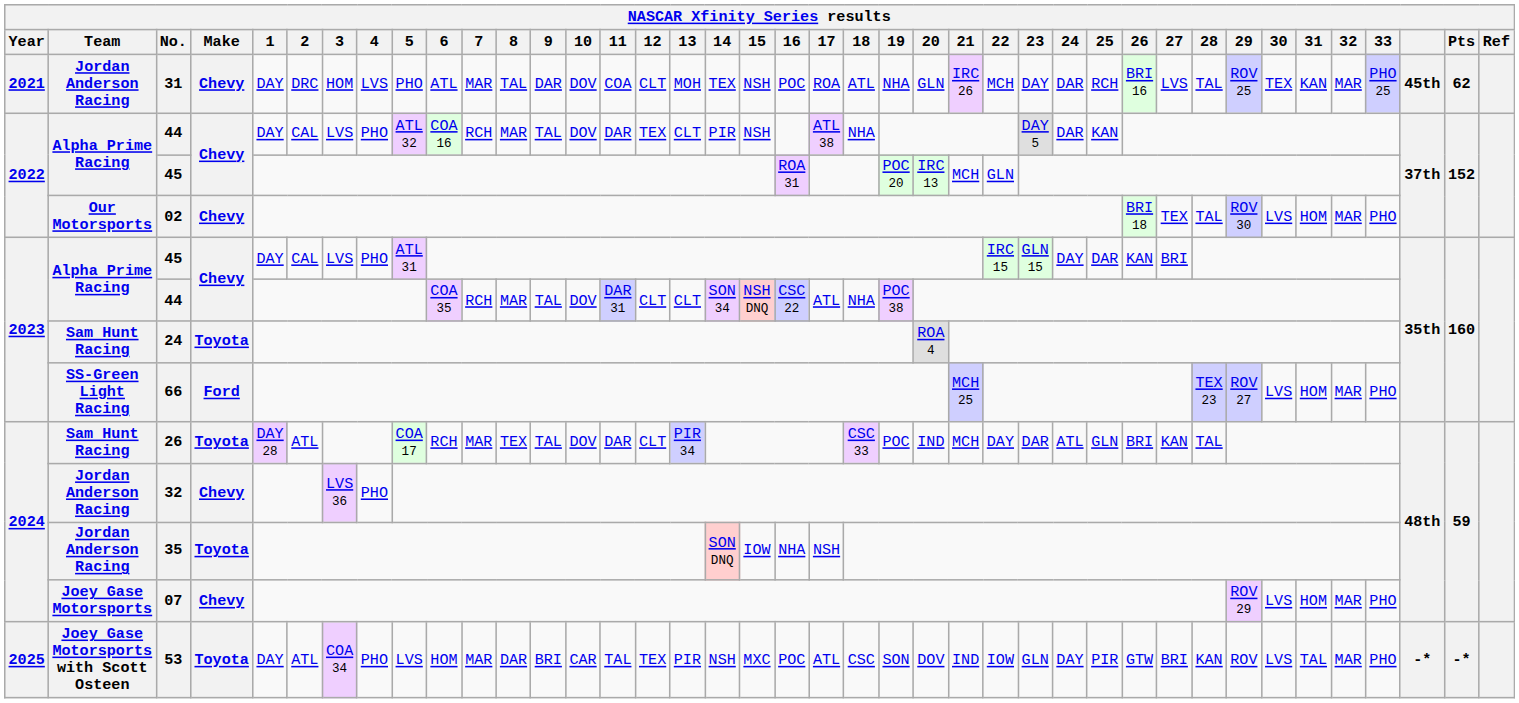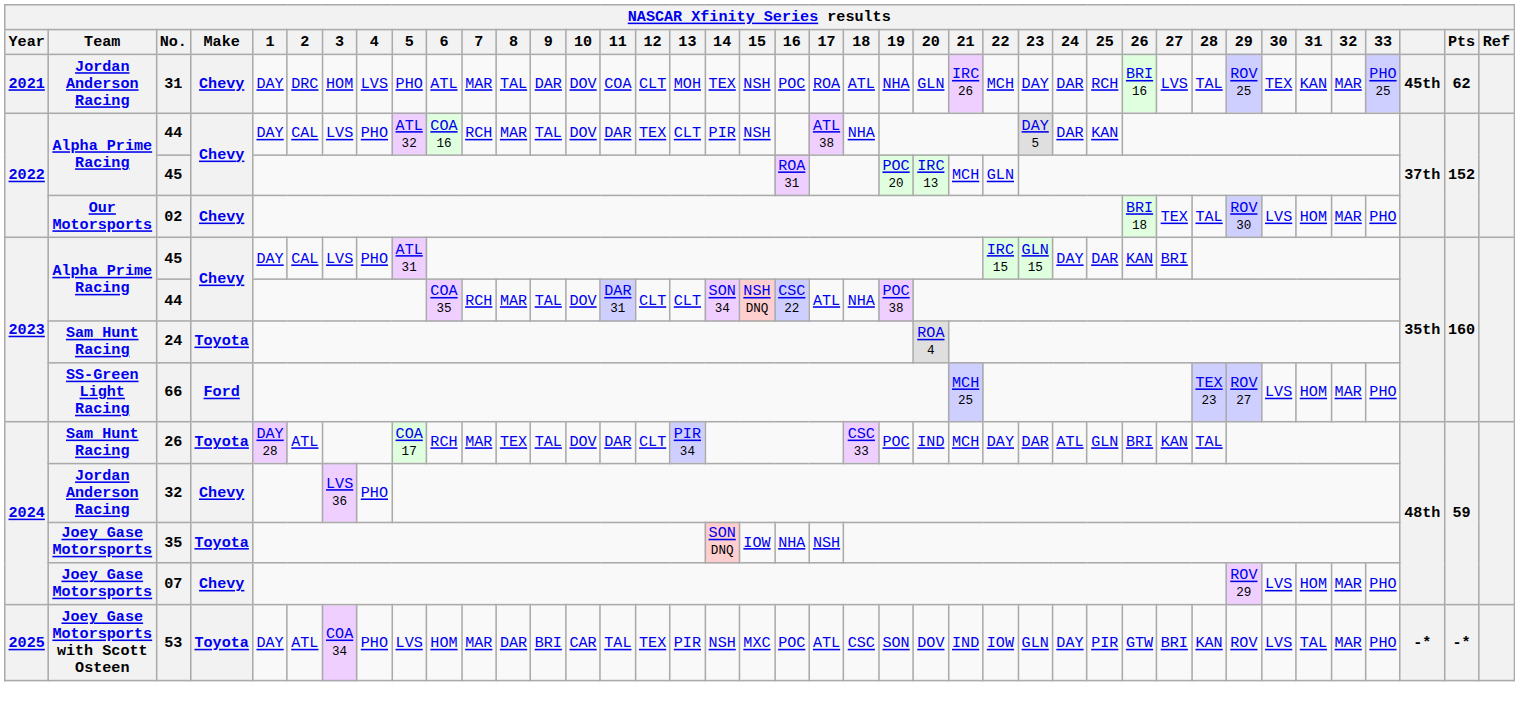(102, 551) Jordan Anderson Racing -> (102, 542) Joey Gase Motorsports
